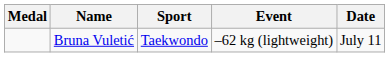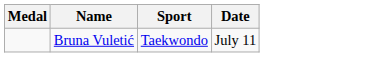- column: (274, 16)
